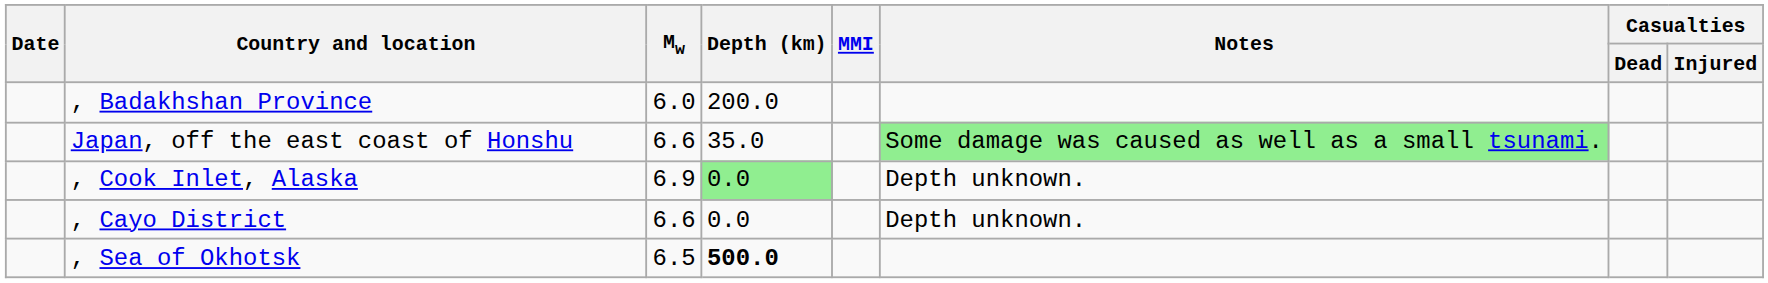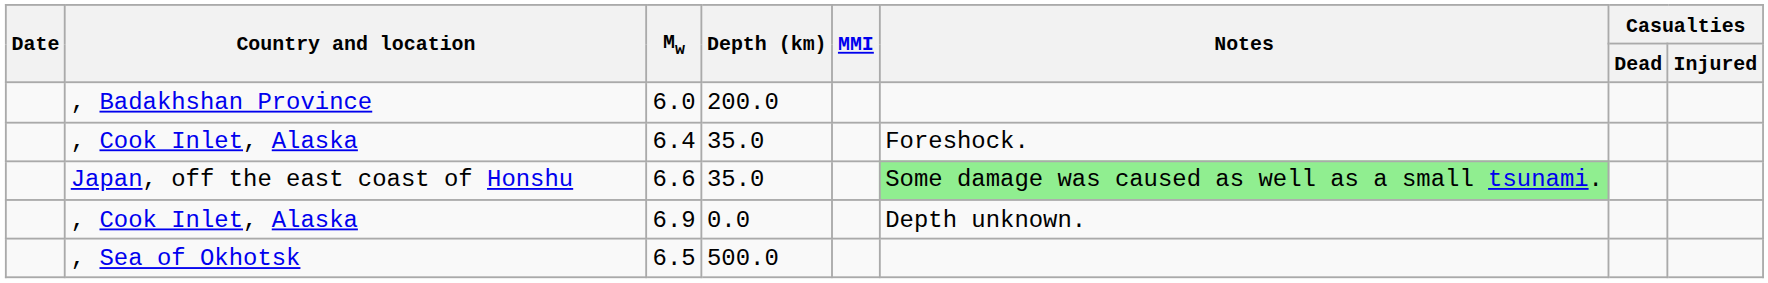+ row: (214, 141)
(729, 180) lightgreen background -> (729, 219) no background
- row: (178, 219)
(743, 258) bold -> (743, 258) normal
